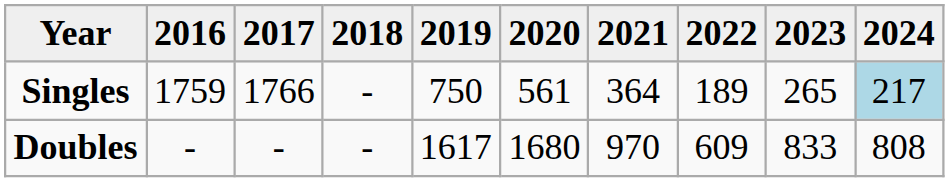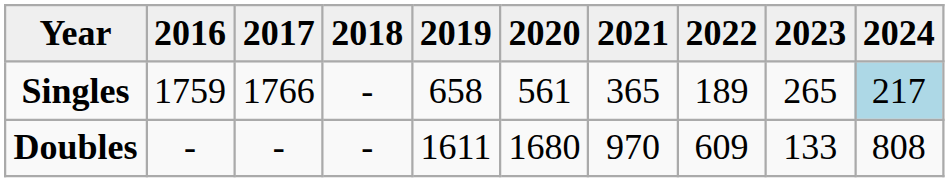(456, 90) 750 -> (456, 90) 658
(633, 90) 364 -> (633, 90) 365
(456, 147) 1617 -> (456, 147) 1611
(810, 147) 833 -> (810, 147) 133
